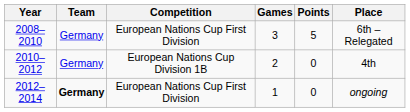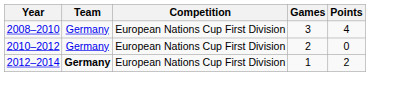- column: (369, 12)
(314, 35) 5 -> (346, 29) 4
(181, 64) European Nations Cup Division 1B -> (200, 46) European Nations Cup First Division
(314, 92) 0 -> (346, 63) 2
